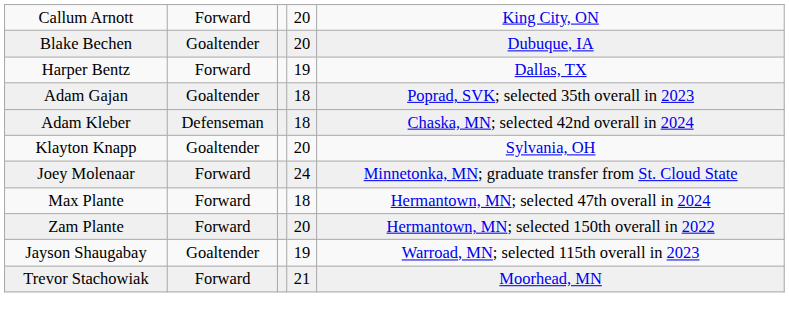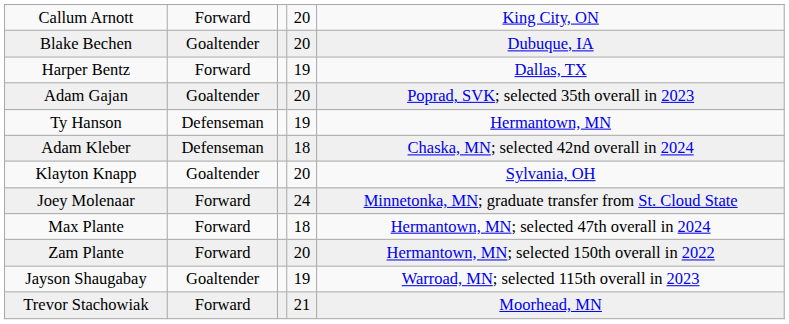(302, 95) 18 -> (302, 95) 20
+ row: (86, 122)
